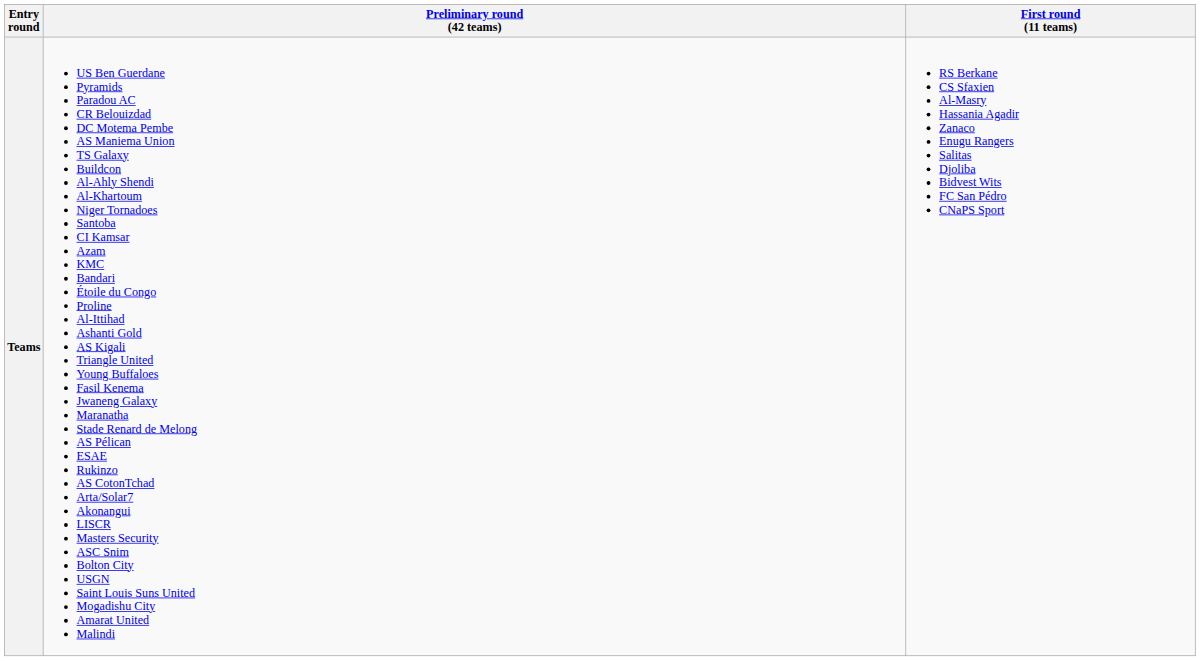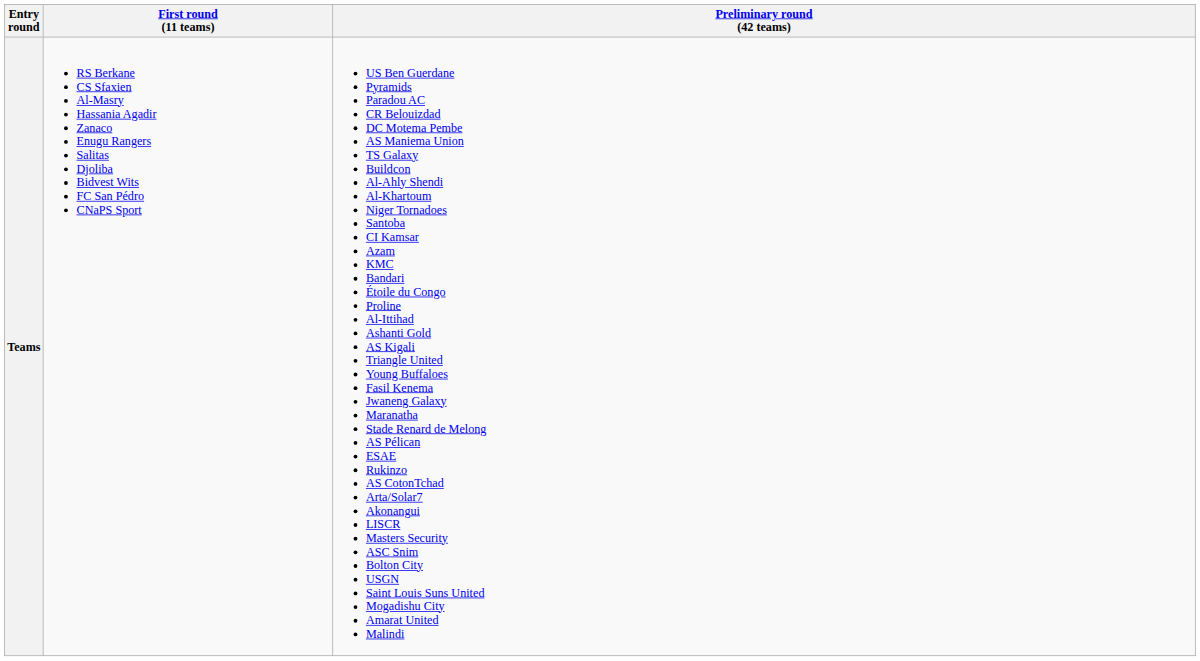columns swapped: (1051, 20) <-> (475, 20)
